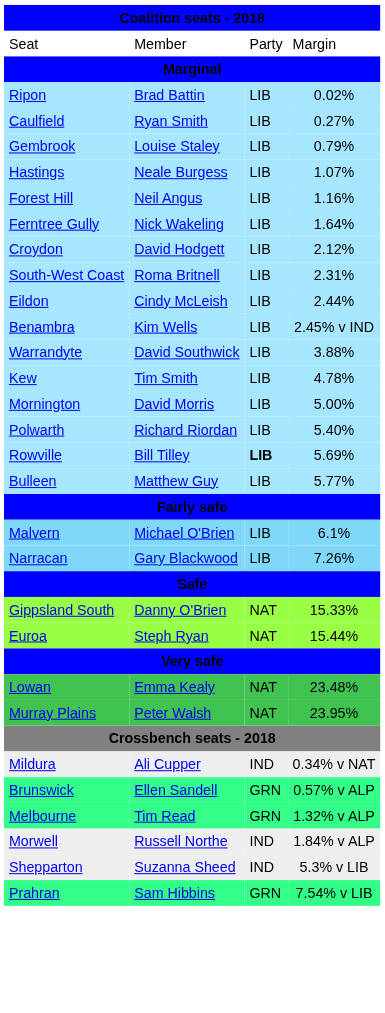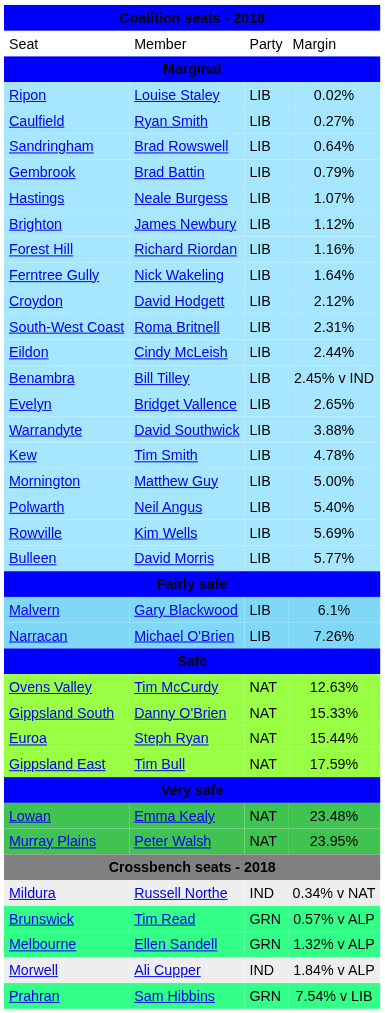(169, 95) Brad Battin -> (177, 95) Louise Staley
+ row: (51, 146)
(177, 146) Louise Staley -> (169, 172) Brad Battin
+ row: (35, 223)
(168, 198) Neil Angus -> (186, 249) Richard Riordan
(166, 326) Kim Wells -> (162, 378) Bill Tilley
+ row: (30, 404)
(174, 404) David Morris -> (176, 481) Matthew Guy
(186, 429) Richard Riordan -> (168, 507) Neil Angus
(162, 455) Bill Tilley -> (166, 532) Kim Wells
(261, 455) bold -> (260, 532) normal
(176, 481) Matthew Guy -> (174, 558) David Morris
(184, 532) Michael O'Brien -> (186, 610) Gary Blackwood
(186, 558) Gary Blackwood -> (184, 635) Michael O'Brien
+ row: (50, 687)
+ row: (57, 764)
(167, 764) Ali Cupper -> (181, 893) Russell Northe
(176, 790) Ellen Sandell -> (165, 918) Tim Read
(165, 816) Tim Read -> (176, 944) Ellen Sandell
(181, 841) Russell Northe -> (167, 970) Ali Cupper
- row: (46, 867)
